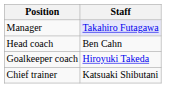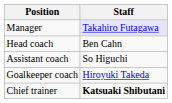+ row: (38, 59)
(120, 75) normal -> (124, 91) bold
